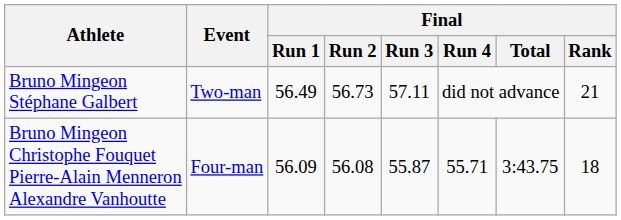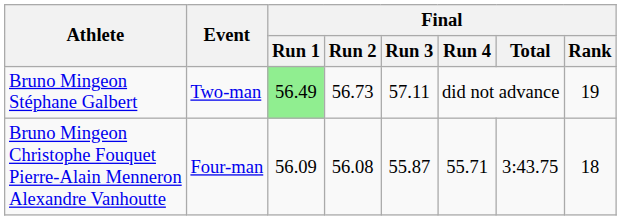(296, 92) no background -> (296, 92) lightgreen background
(590, 92) 21 -> (590, 92) 19
